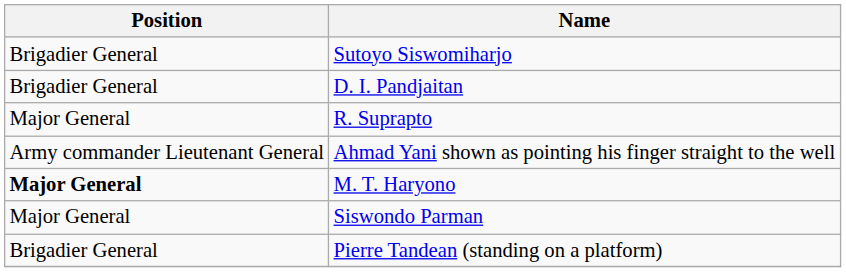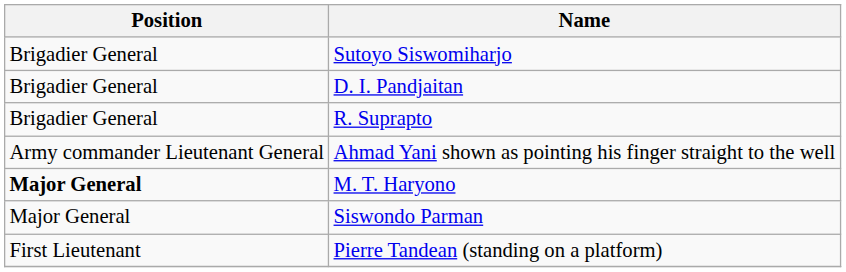(70, 119) Major General -> (84, 119) Brigadier General
(84, 250) Brigadier General -> (75, 250) First Lieutenant
